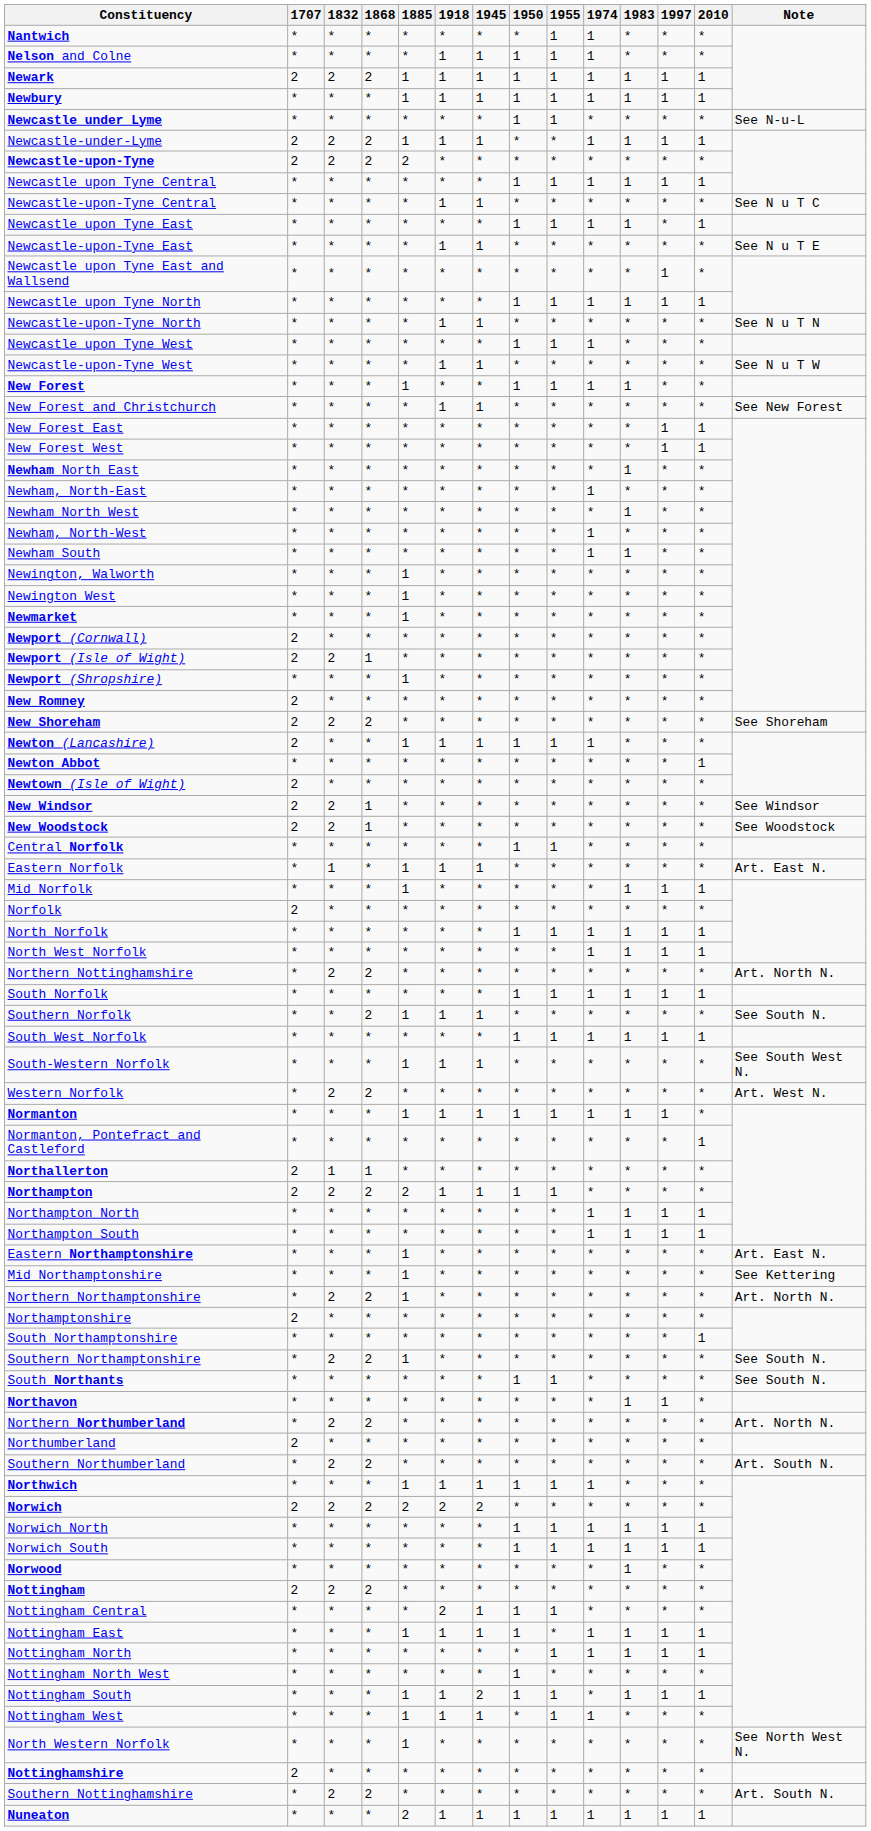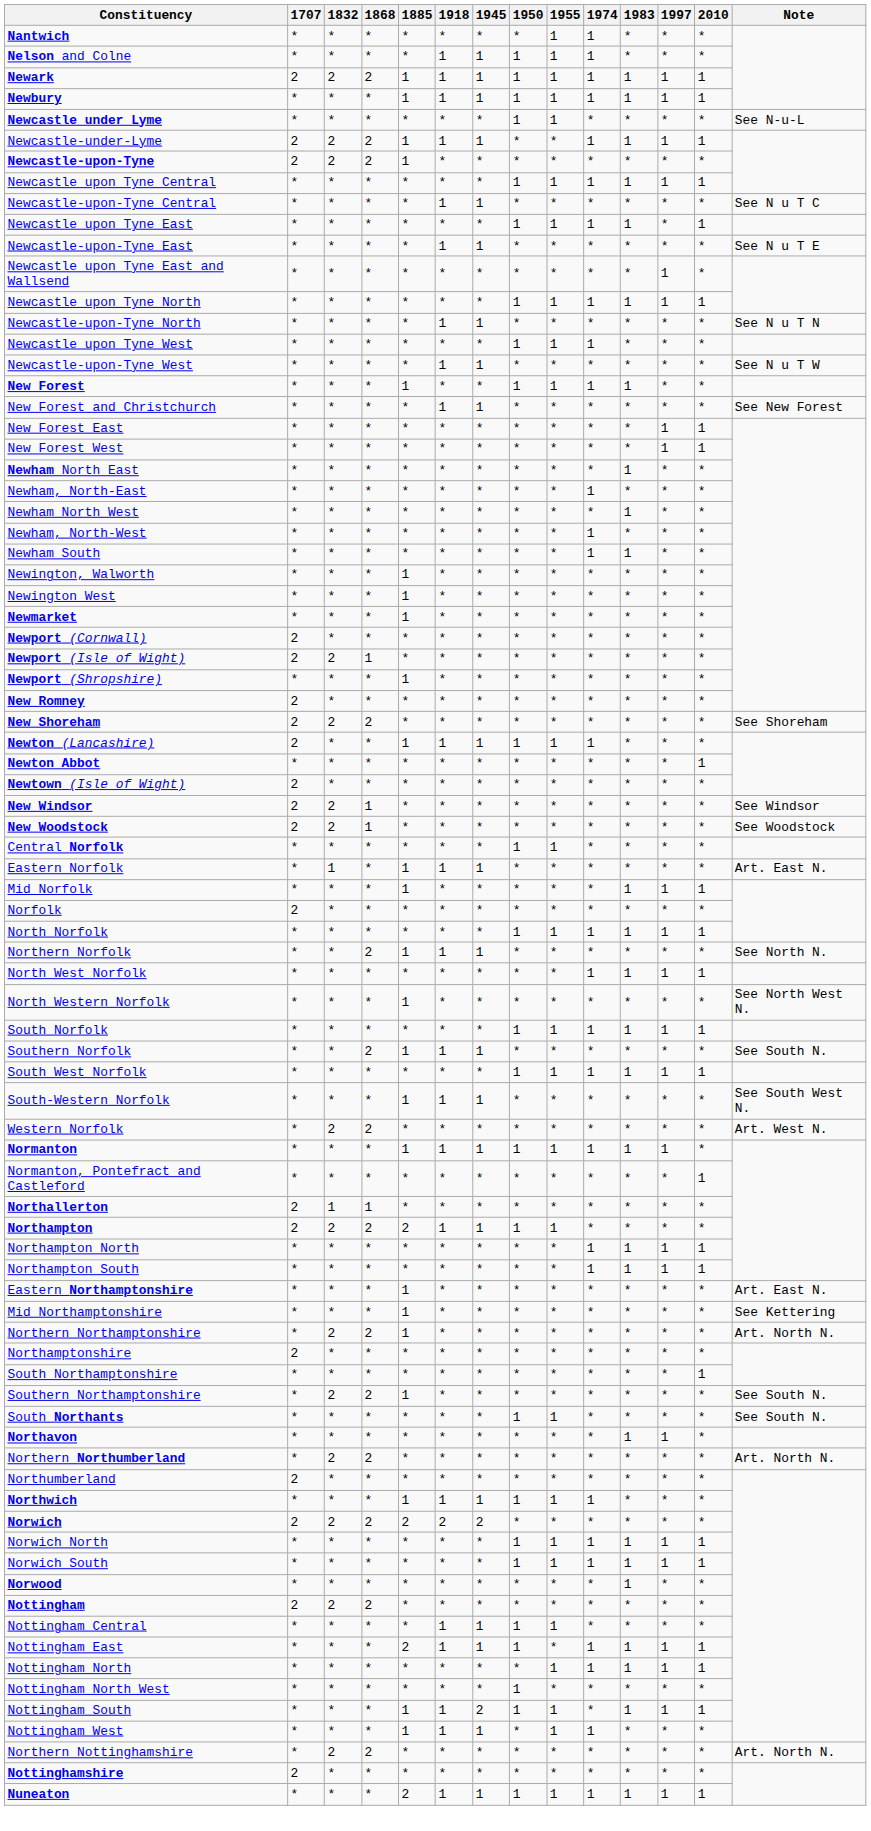(405, 162) 2 -> (405, 162) 1
+ row: (69, 953)
rows swapped: (89, 1745) <-> (100, 974)
- row: (96, 1465)
(442, 1612) 2 -> (442, 1627) 1
(405, 1633) 1 -> (405, 1648) 2
- row: (100, 1794)
